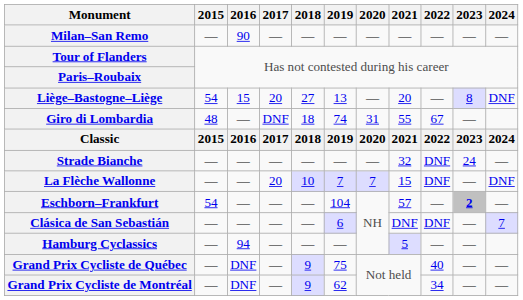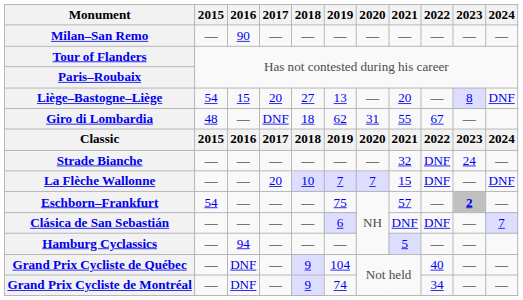(340, 118) 74 -> (340, 118) 62
(340, 202) 104 -> (340, 202) 75
(340, 264) 75 -> (340, 264) 104
(340, 285) 62 -> (340, 285) 74
